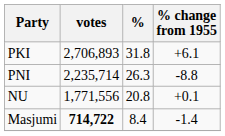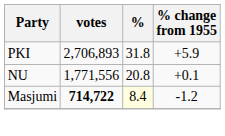(187, 53) +6.1 -> (187, 53) +5.9
- row: (19, 75)
(138, 119) no background -> (138, 97) lightyellow background
(187, 119) -1.4 -> (187, 97) -1.2
